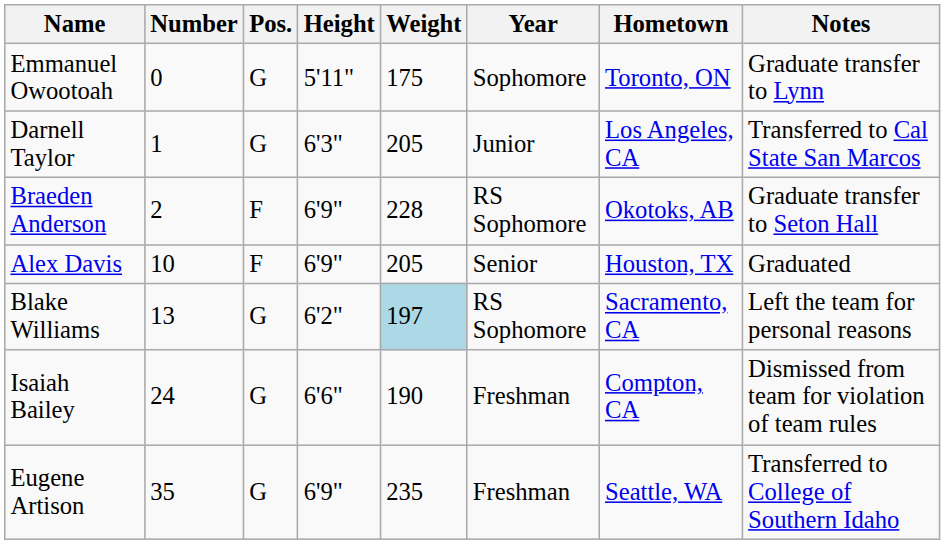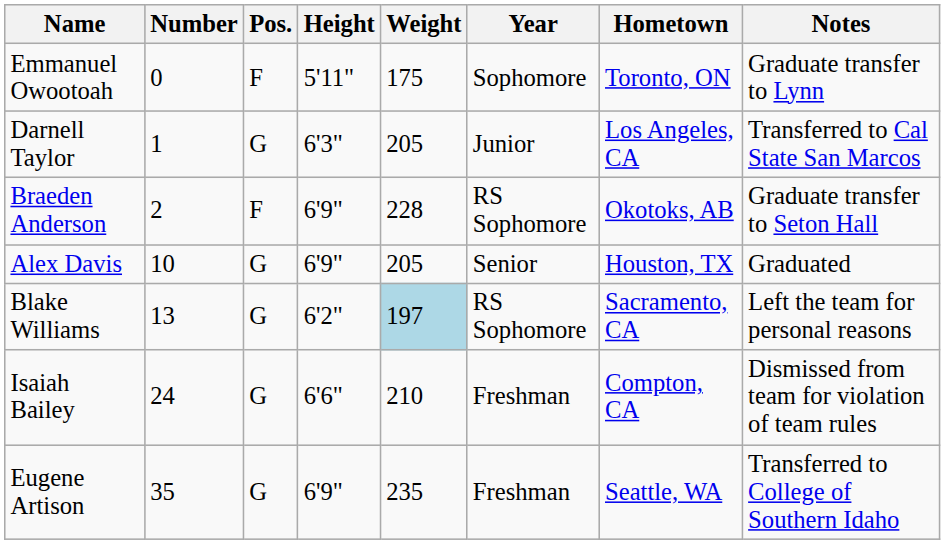(258, 76) G -> (256, 76) F
(256, 263) F -> (258, 263) G
(405, 397) 190 -> (405, 397) 210
